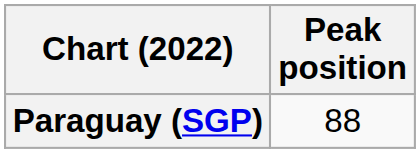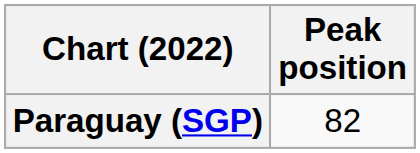(343, 120) 88 -> (343, 120) 82
